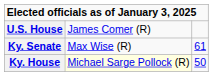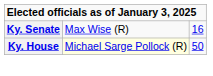- row: (35, 29)
(200, 46) 61 -> (198, 29) 16
